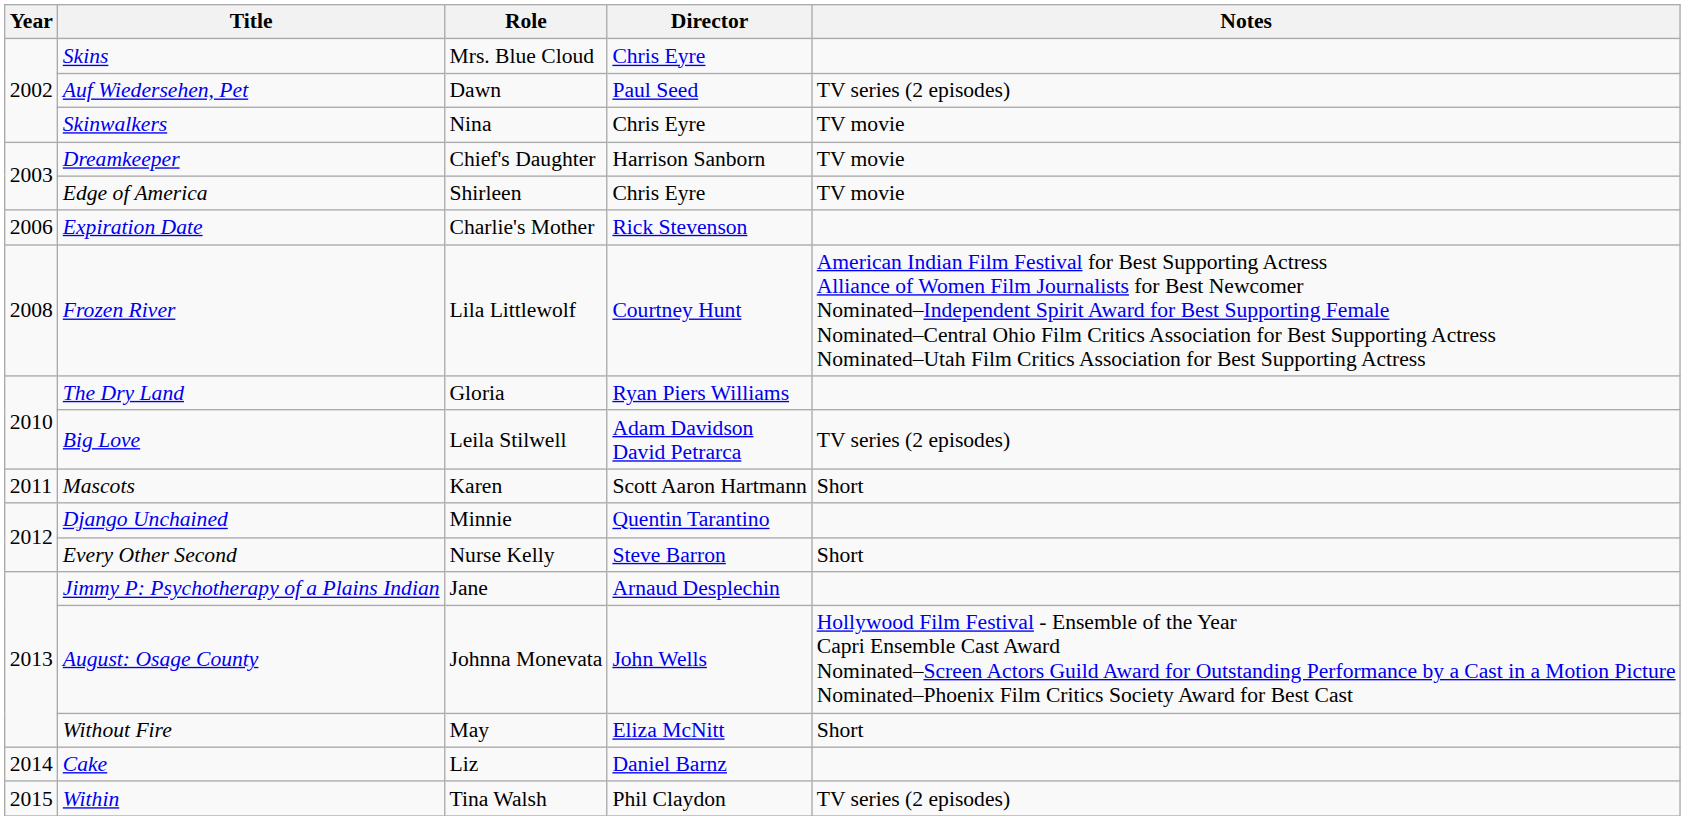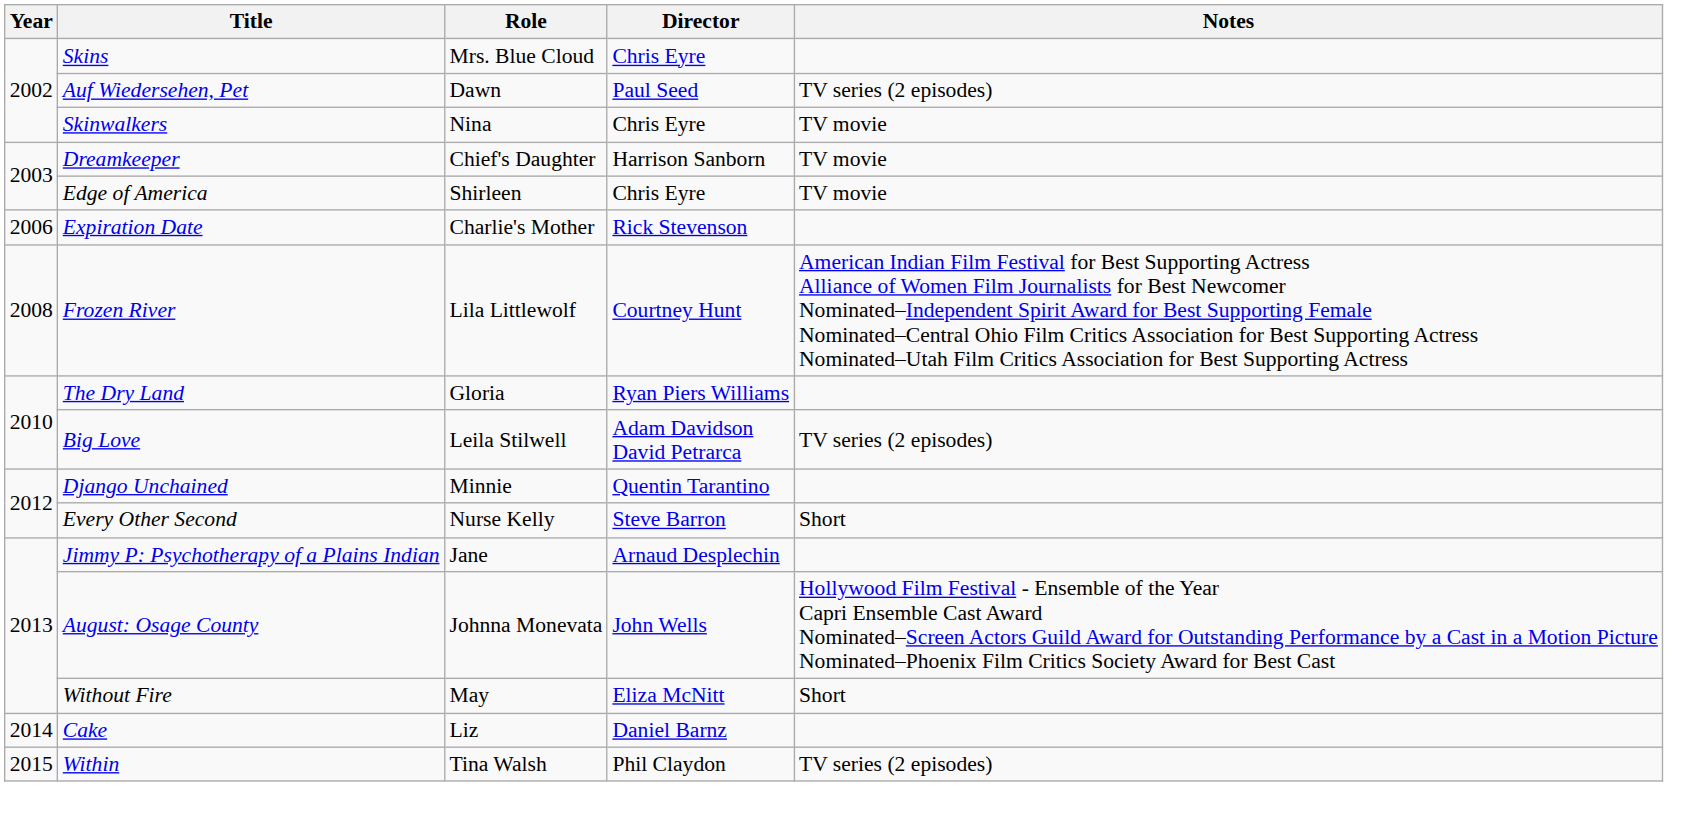- row: (99, 485)
